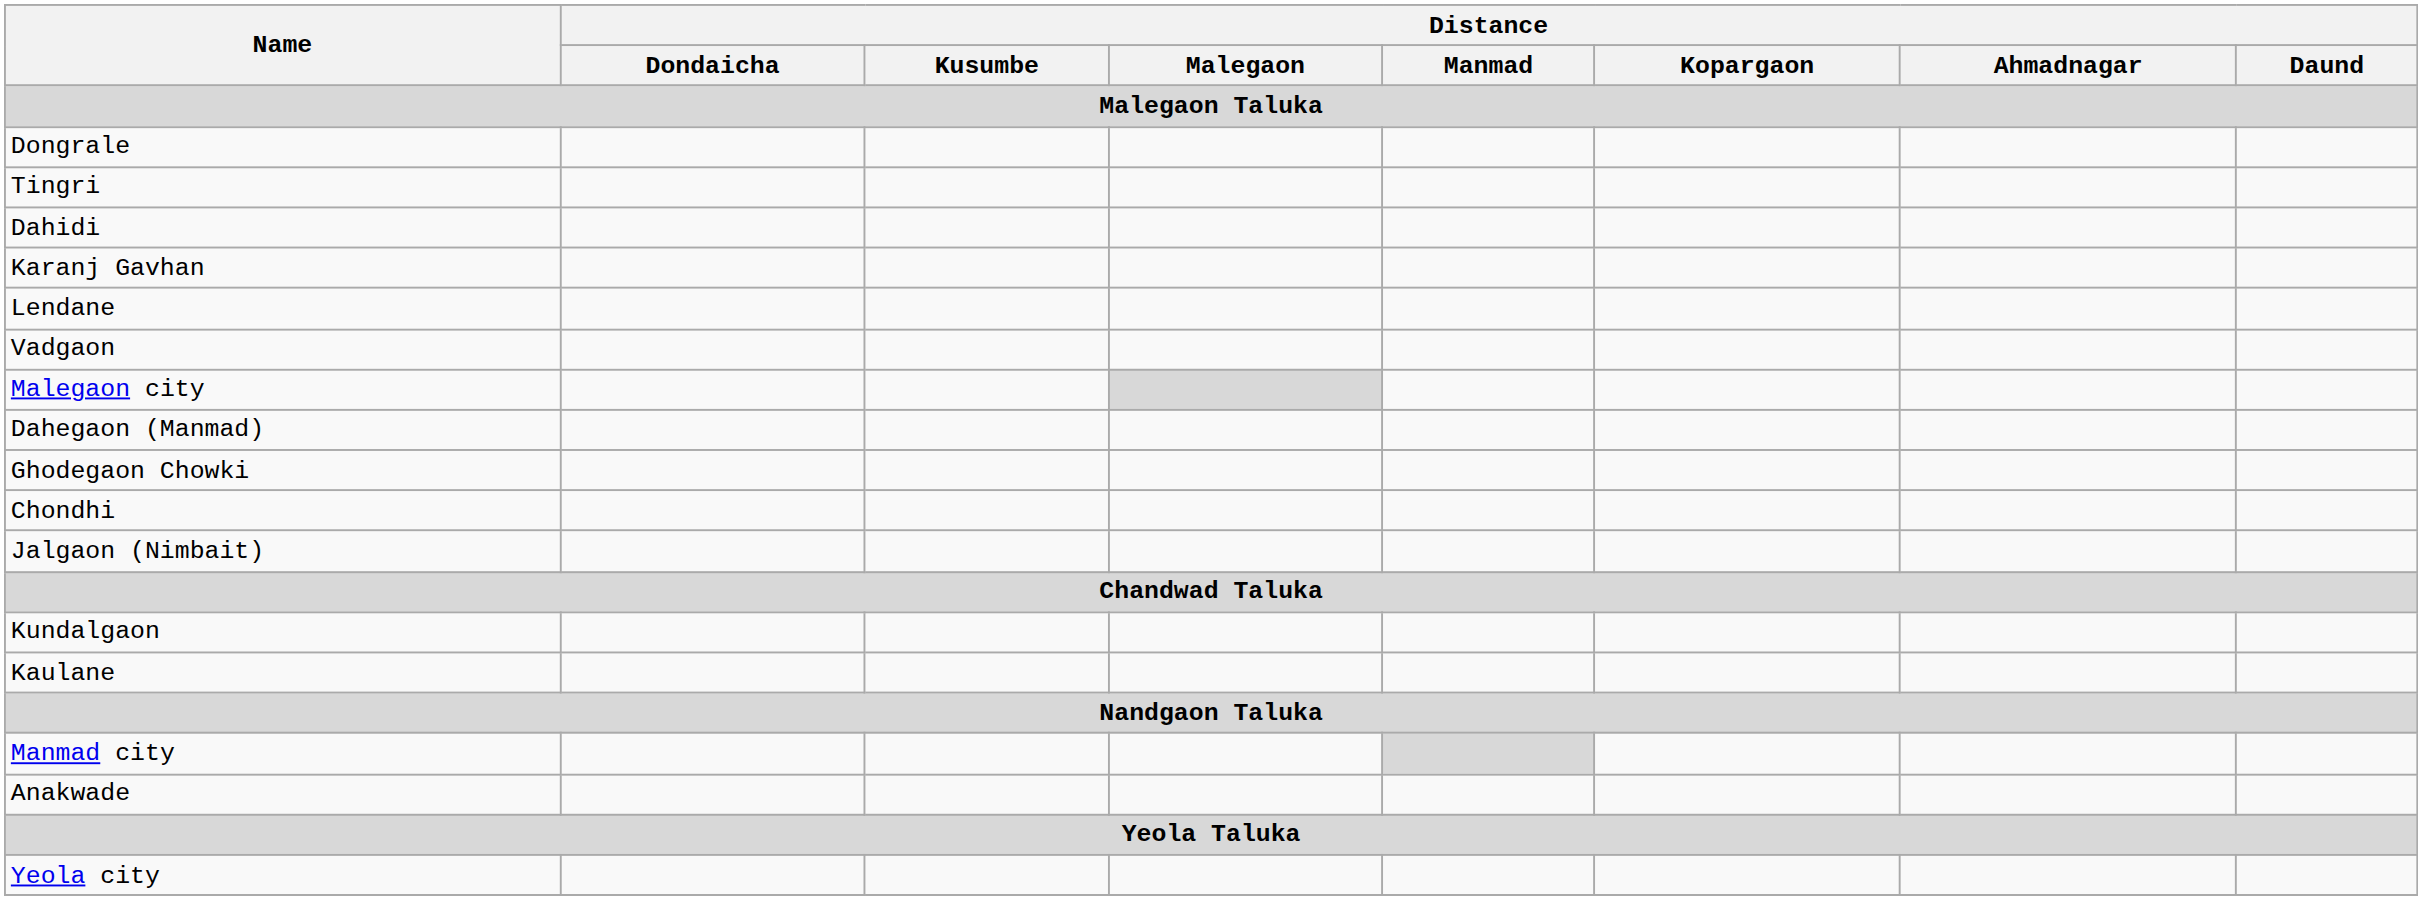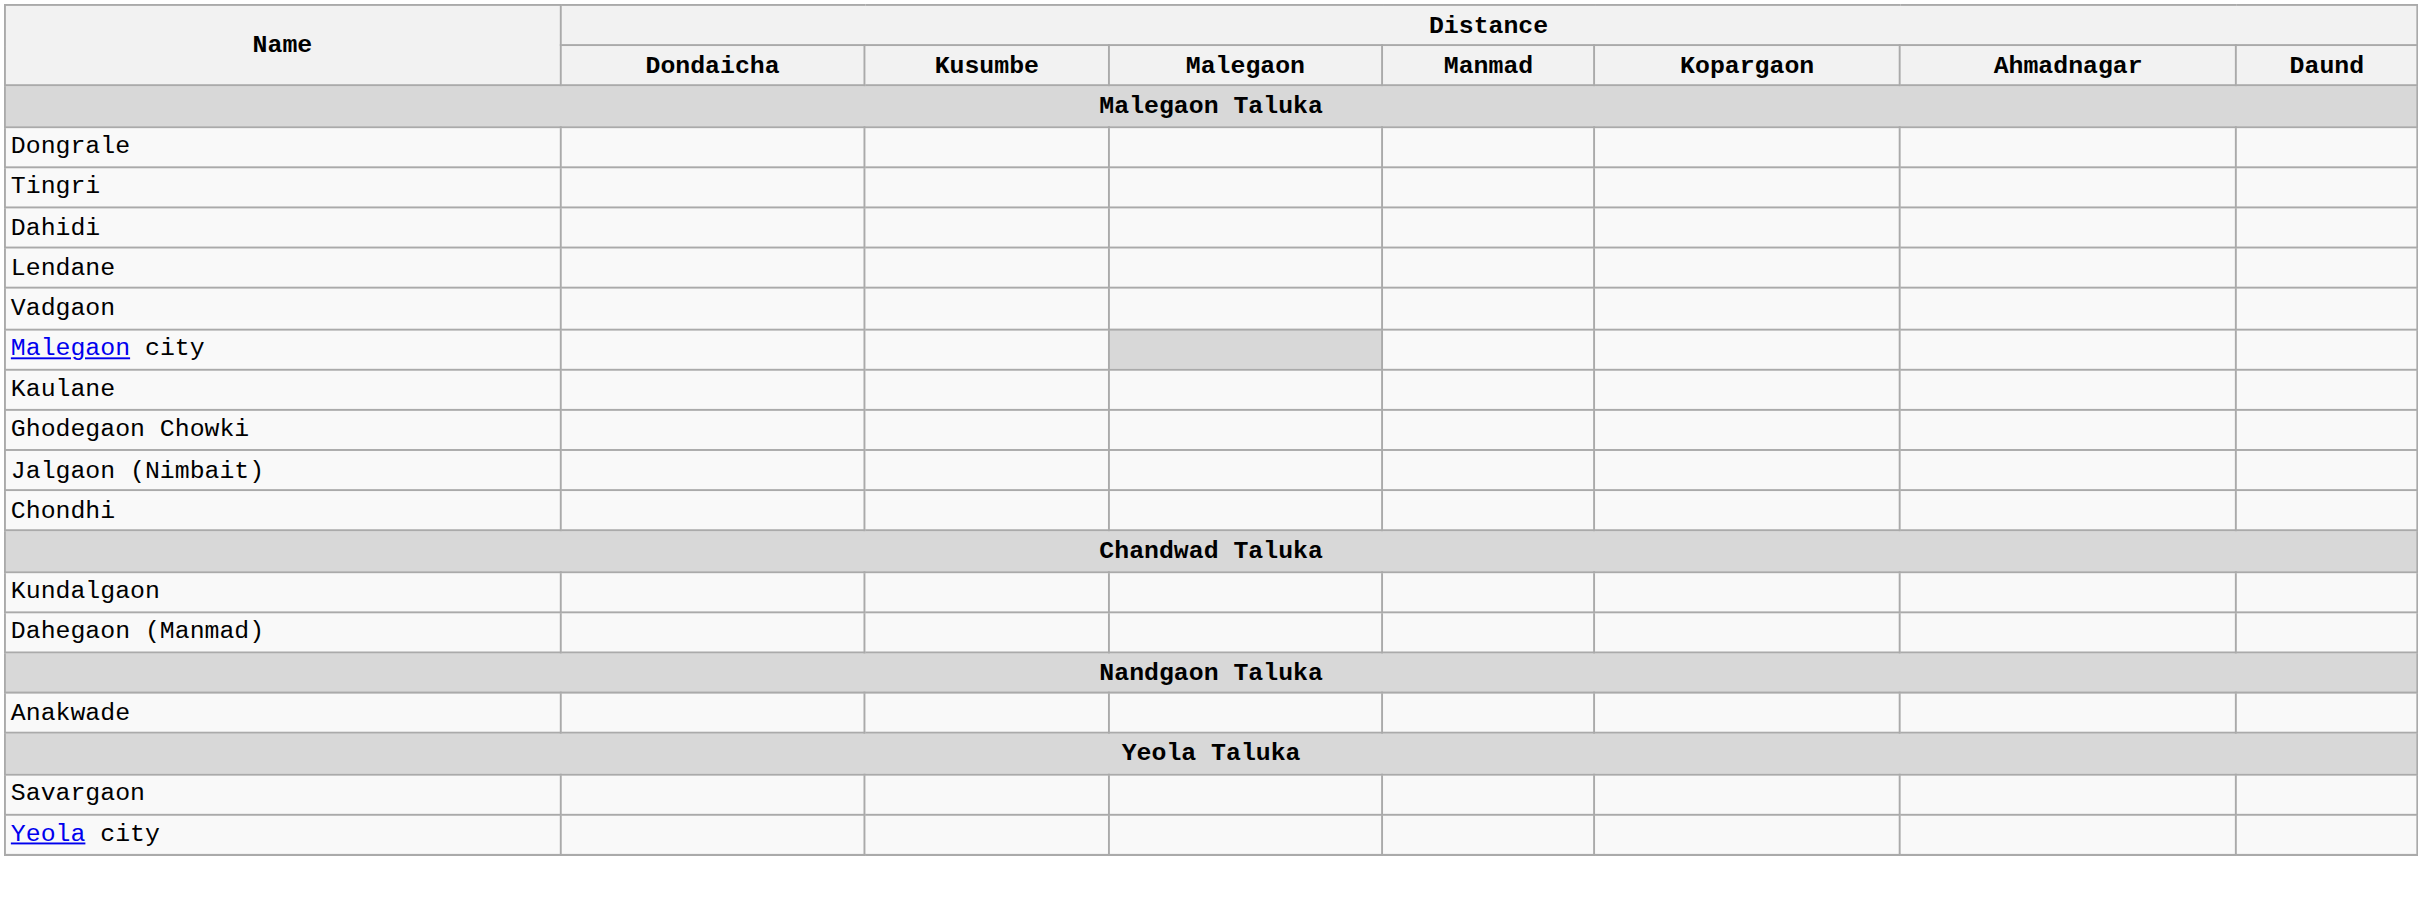- row: (108, 268)
rows swapped: (63, 673) <-> (138, 430)
rows swapped: (138, 551) <-> (63, 511)
- row: (93, 754)
+ row: (78, 794)
